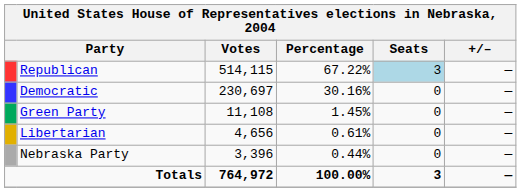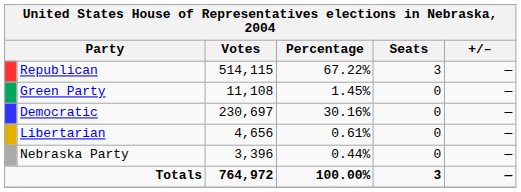(437, 72) lightblue background -> (437, 72) no background
rows swapped: (59, 93) <-> (63, 114)
